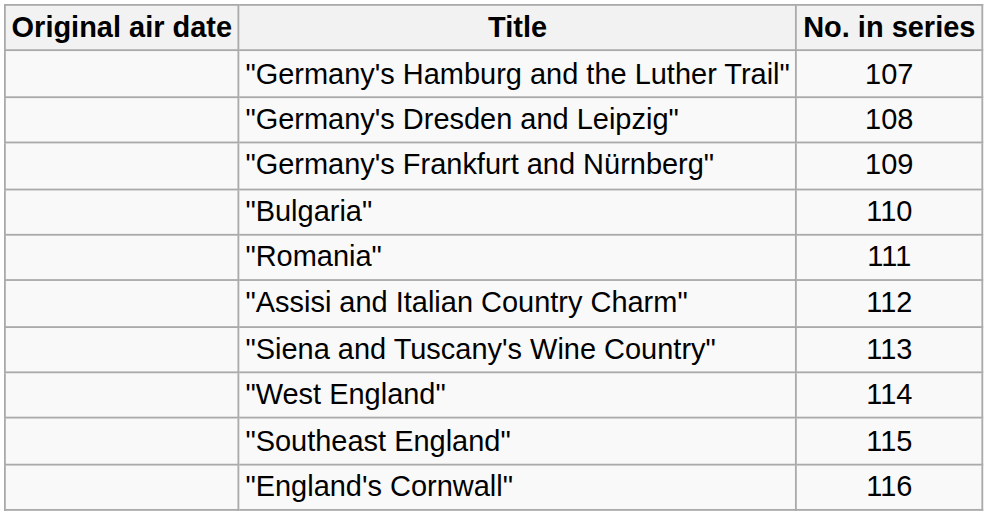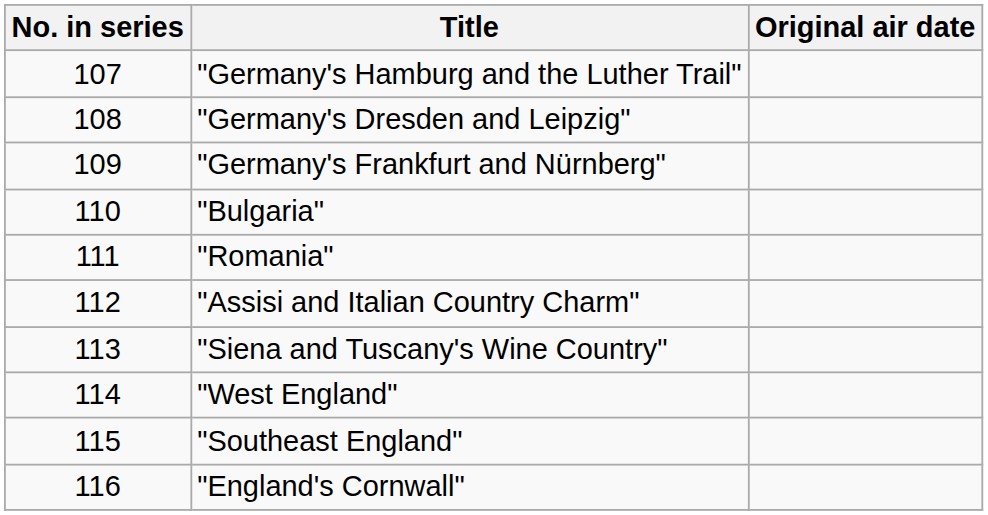columns swapped: (889, 27) <-> (122, 27)
